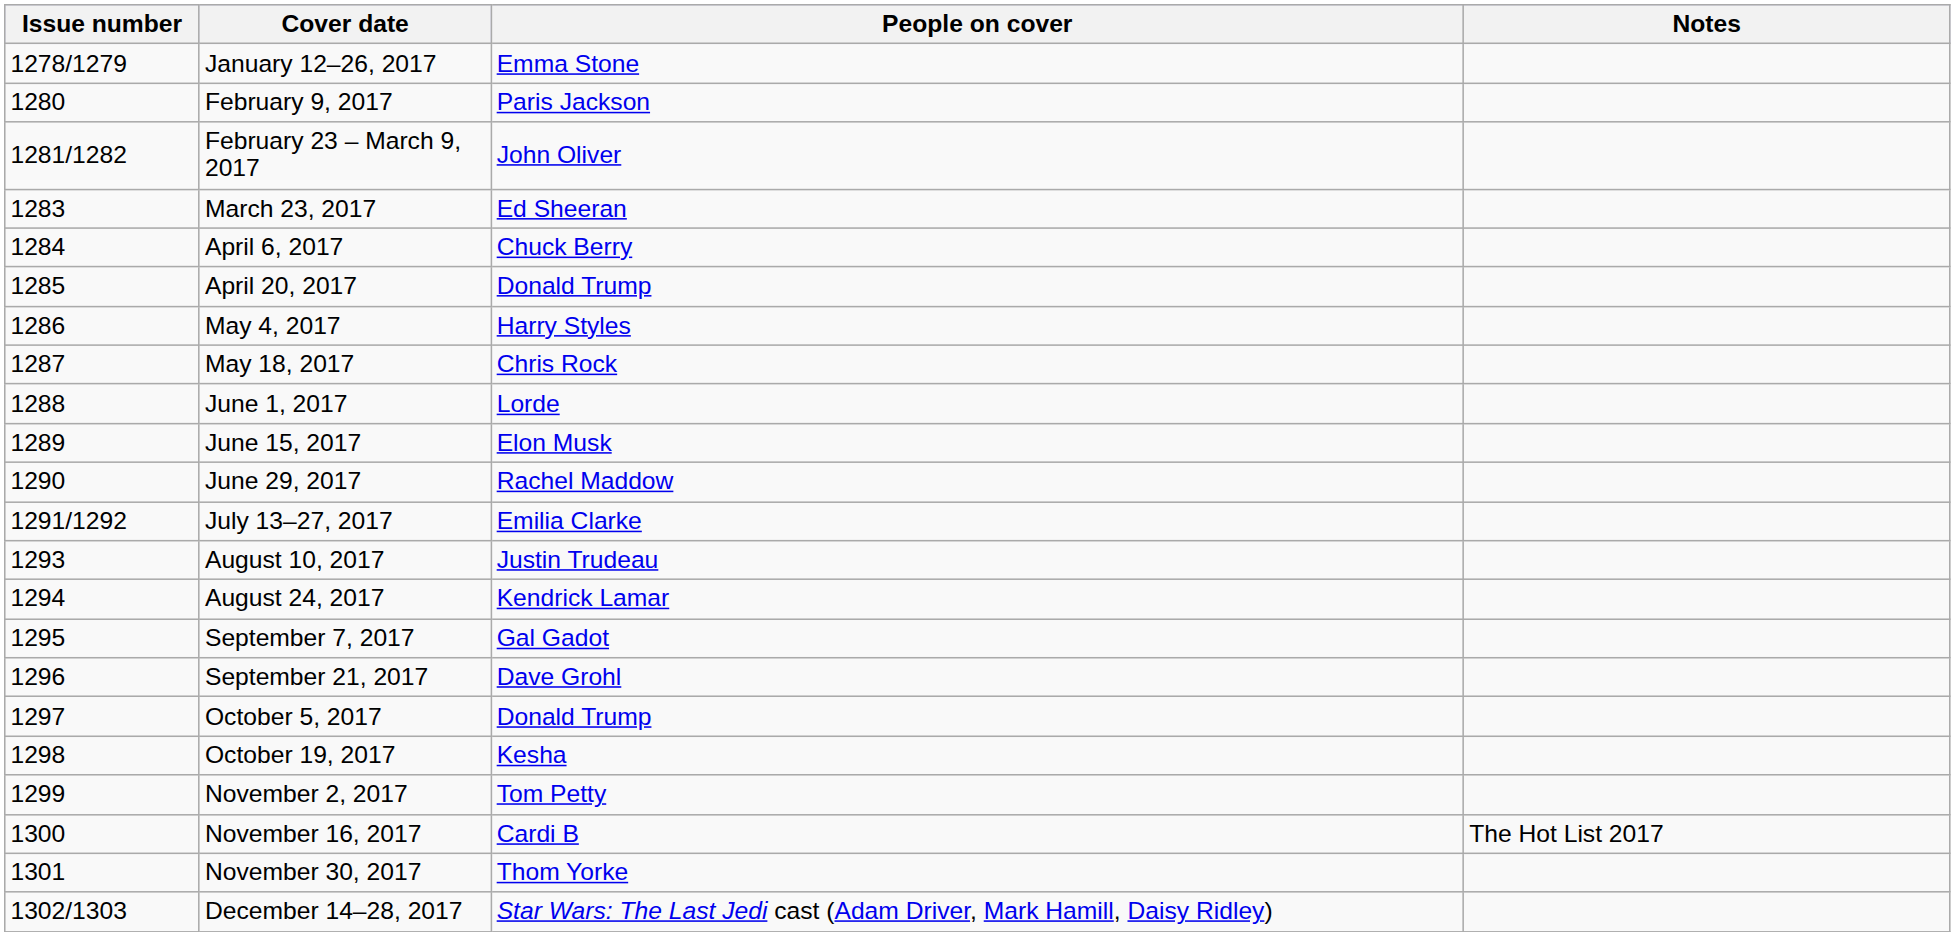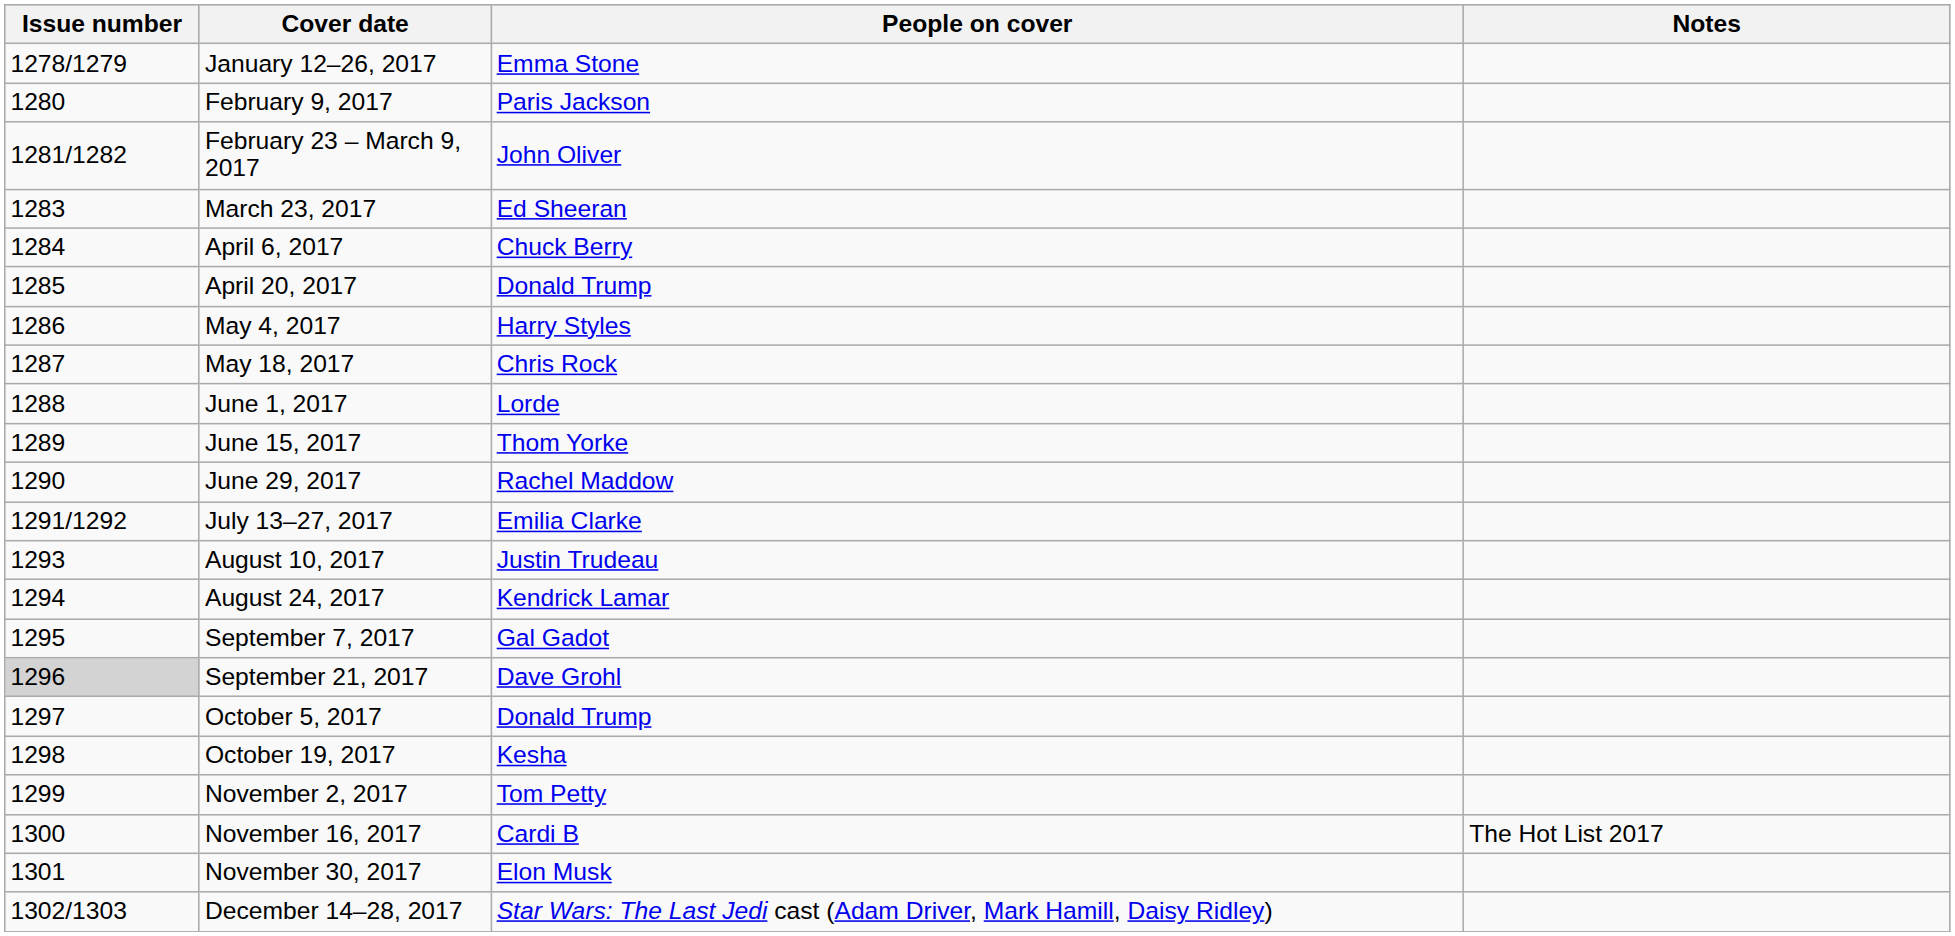(554, 442) Elon Musk -> (562, 442) Thom Yorke
(38, 676) no background -> (38, 676) lightgrey background
(562, 872) Thom Yorke -> (554, 872) Elon Musk
